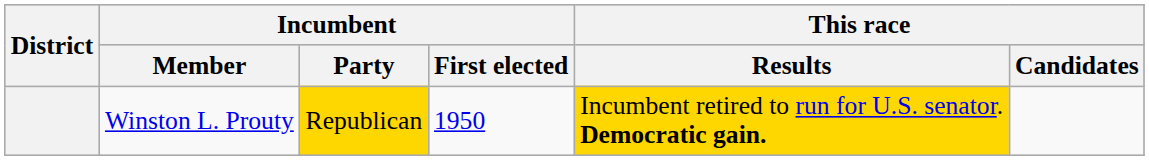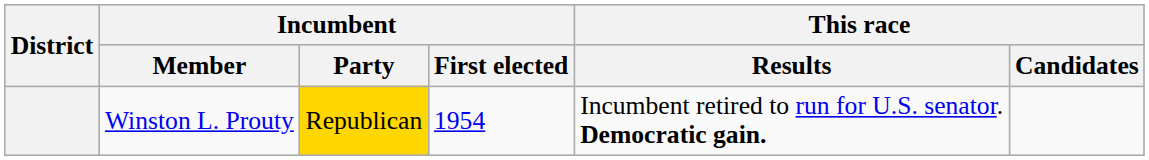(460, 120) 1950 -> (460, 120) 1954
(792, 120) gold background -> (792, 120) no background
